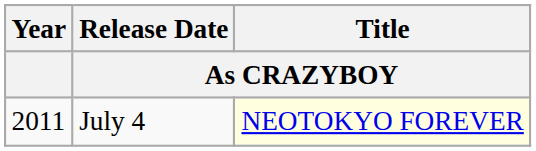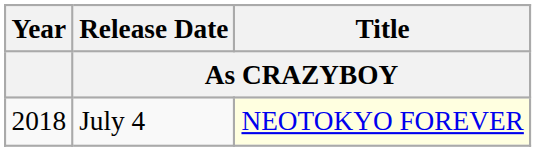(38, 120) 2011 -> (39, 120) 2018
